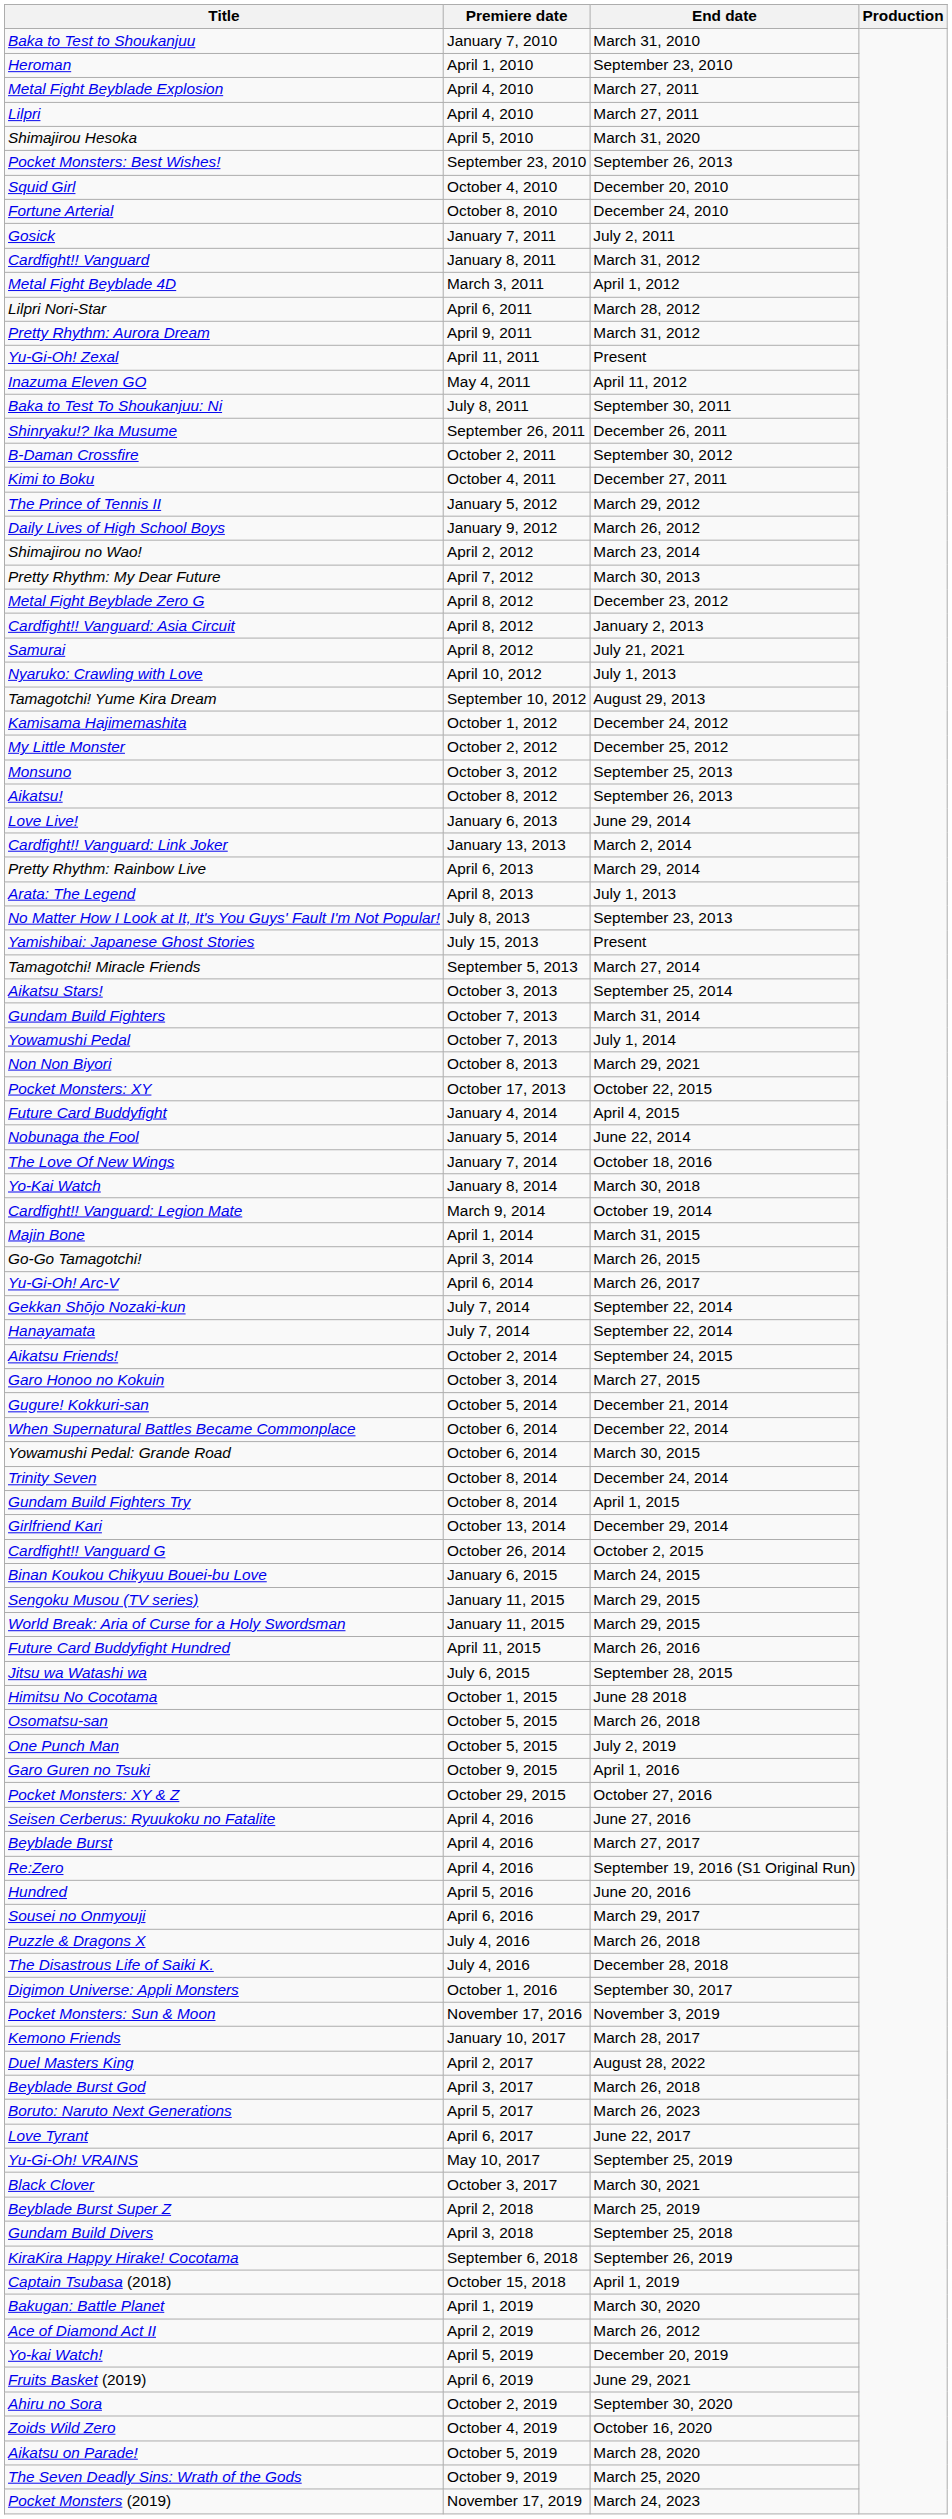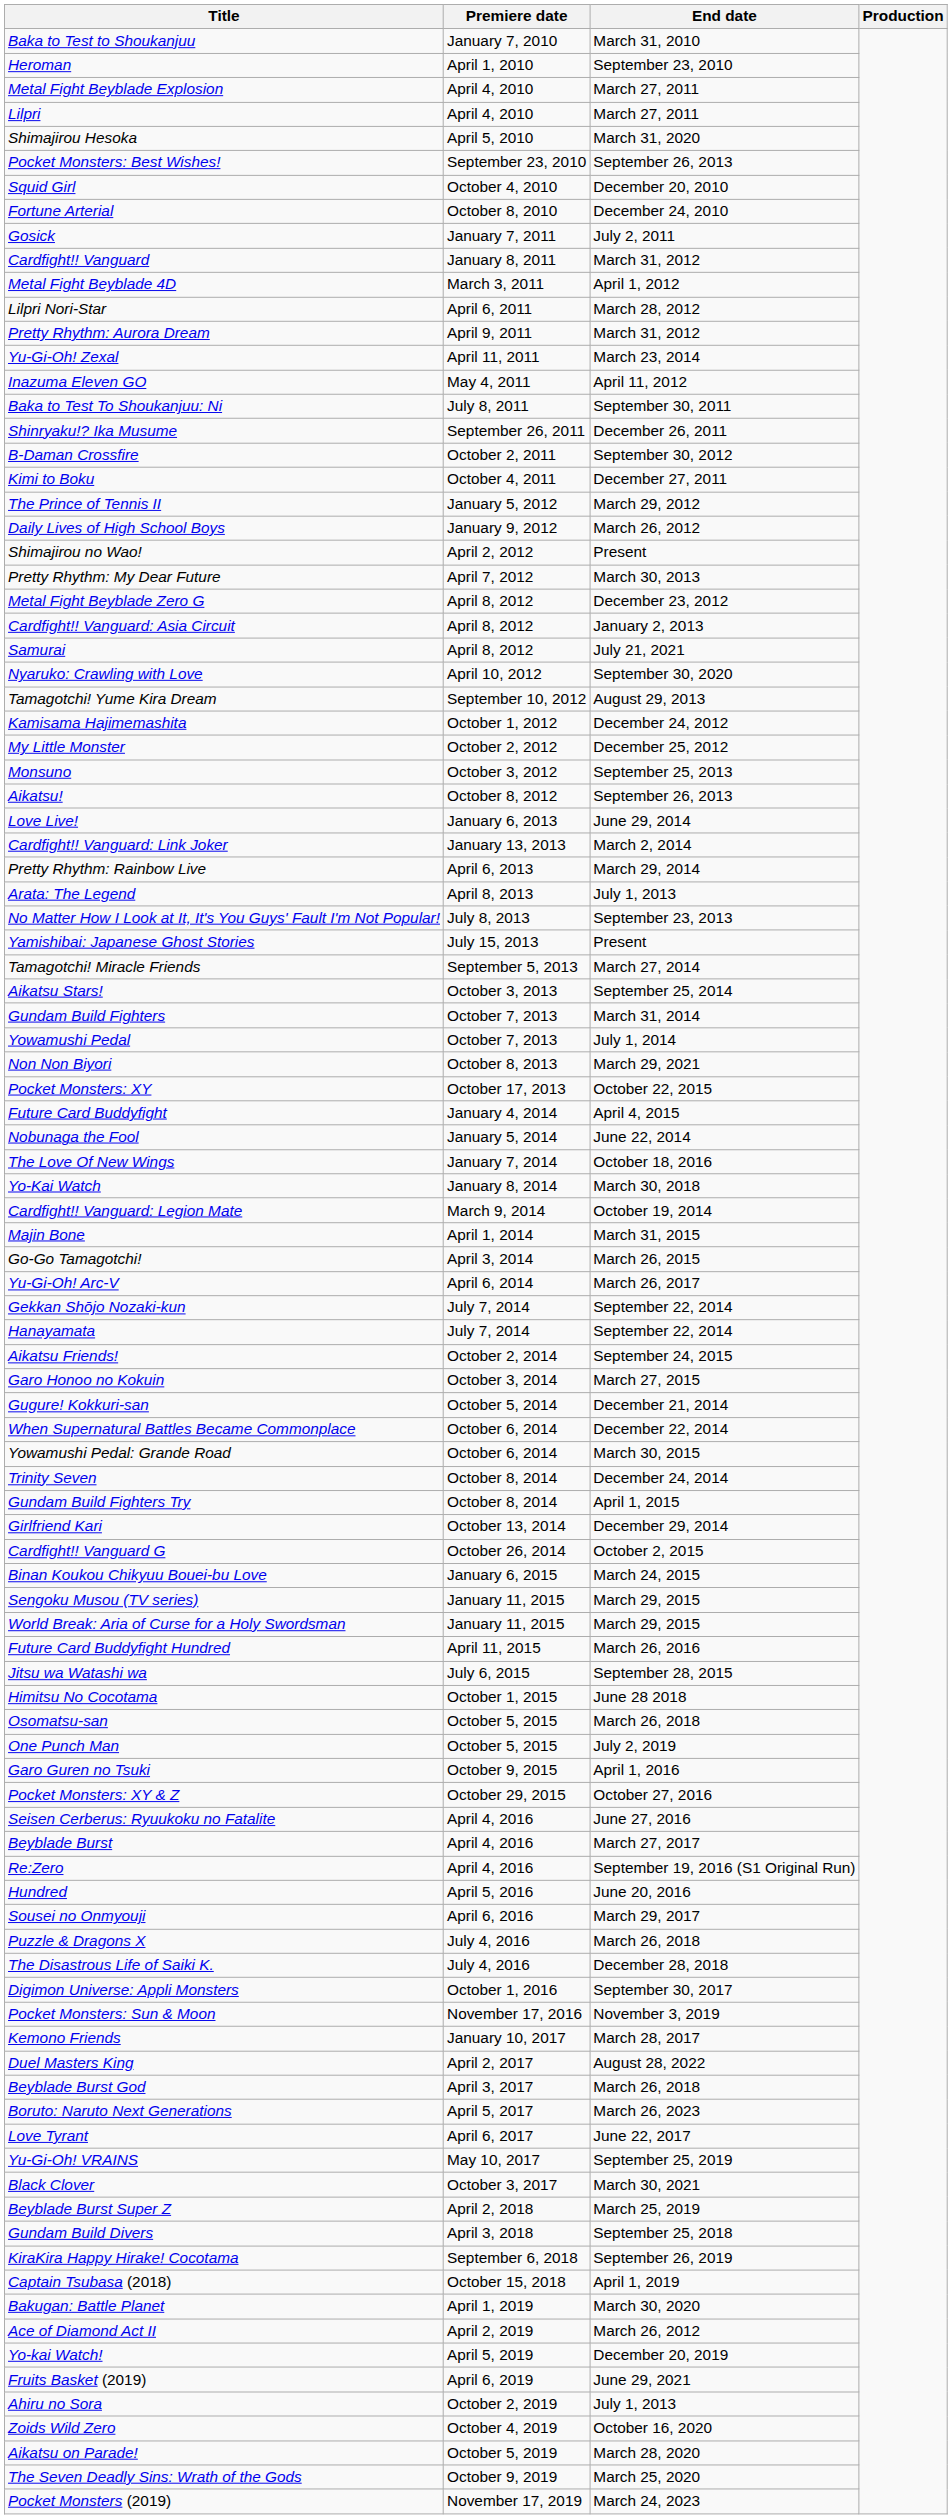(620, 357) Present -> (647, 357) March 23, 2014
(647, 552) March 23, 2014 -> (620, 552) Present
(635, 674) July 1, 2013 -> (663, 674) September 30, 2020
(663, 2403) September 30, 2020 -> (635, 2403) July 1, 2013
